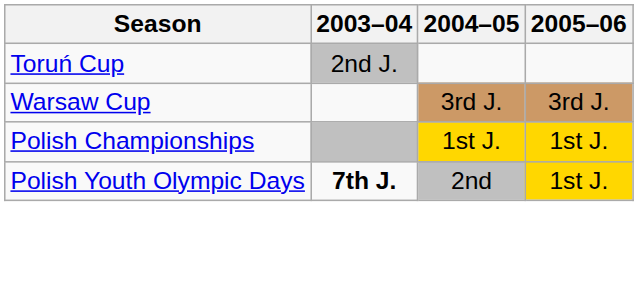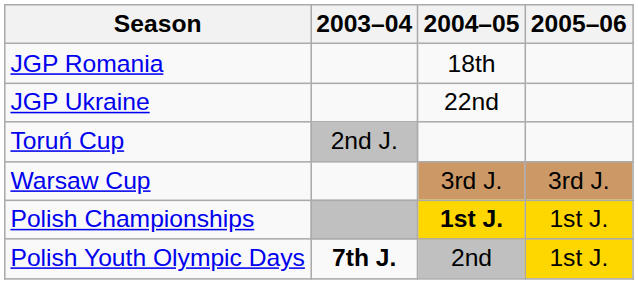+ row: (87, 63)
+ row: (80, 102)
(472, 141) normal -> (472, 219) bold
